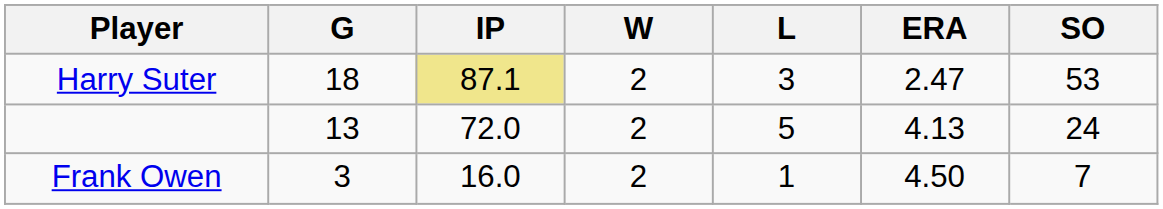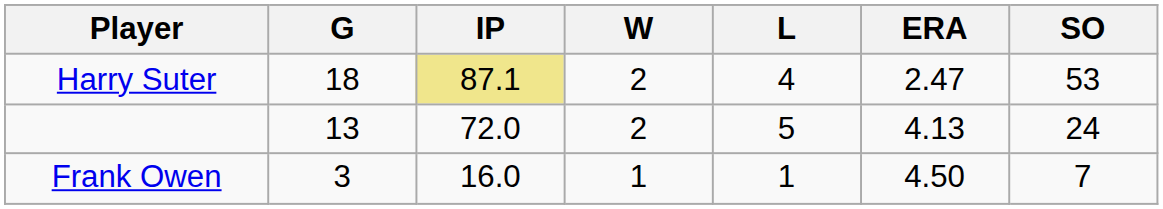(787, 78) 3 -> (787, 78) 4
(638, 177) 2 -> (638, 177) 1
